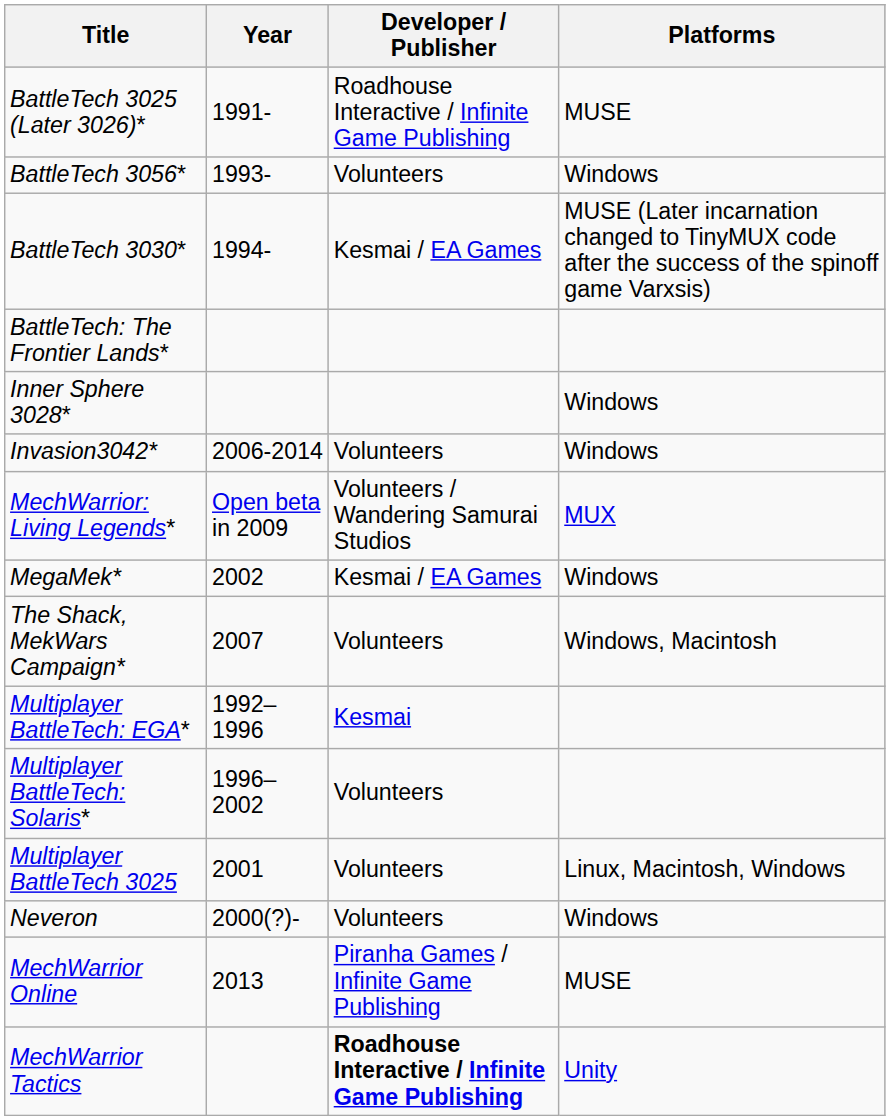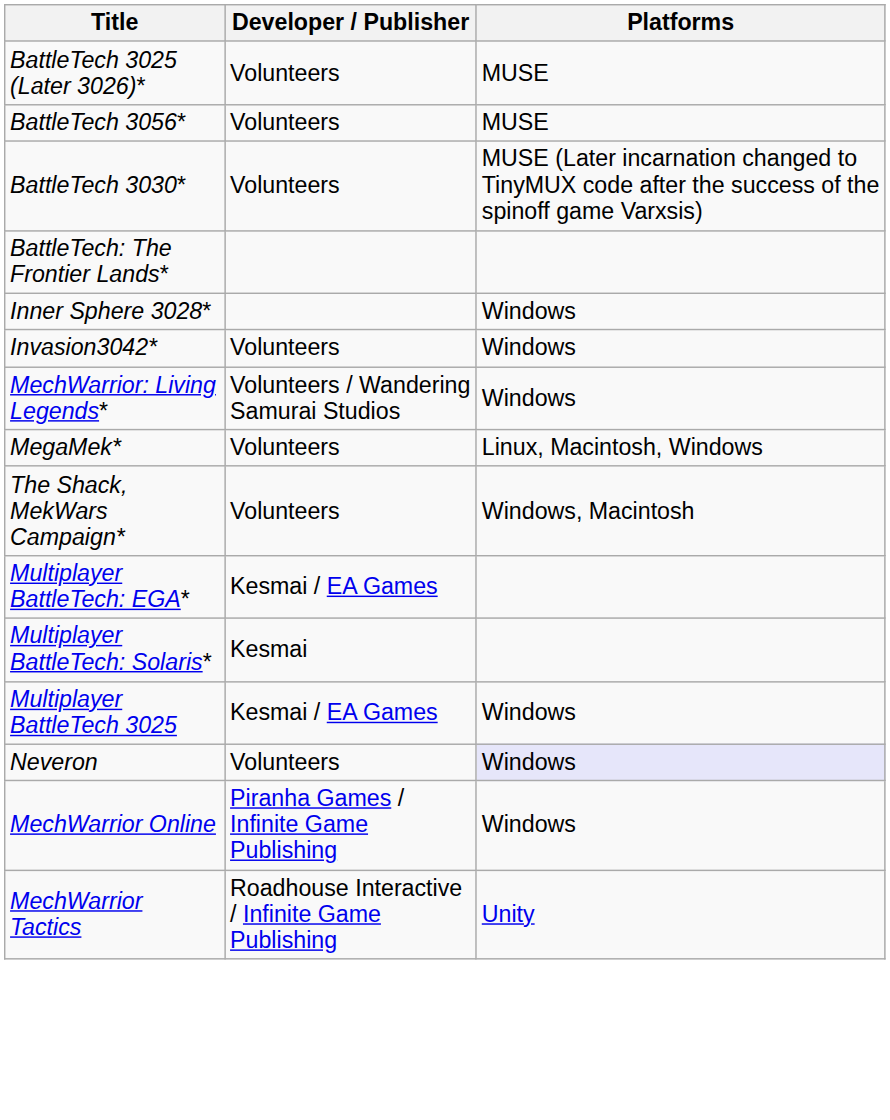- column: (268, 35)
(431, 111) Roadhouse Interactive / Infinite Game Publishing -> (285, 72) Volunteers
(611, 174) Windows -> (515, 122) MUSE
(438, 250) Kesmai / EA Games -> (285, 185) Volunteers
(590, 515) MUX -> (529, 397) Windows
(438, 578) Kesmai / EA Games -> (285, 447) Volunteers
(611, 578) Windows -> (622, 447) Linux, Macintosh, Windows
(372, 717) Kesmai -> (334, 586) Kesmai / EA Games
(389, 793) Volunteers -> (269, 649) Kesmai
(389, 868) Volunteers -> (334, 712) Kesmai / EA Games
(705, 868) Linux, Macintosh, Windows -> (529, 712) Windows
(611, 918) no background -> (529, 762) lavender background
(598, 981) MUSE -> (529, 825) Windows
(439, 1070) bold -> (346, 914) normal
